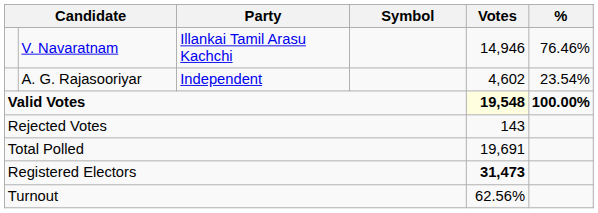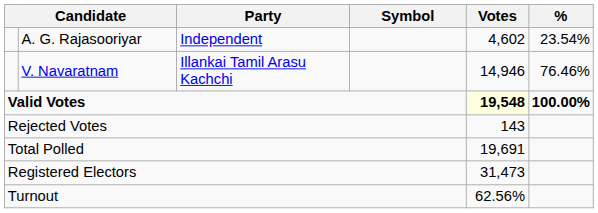rows swapped: (70, 47) <-> (82, 79)
(502, 172) bold -> (502, 172) normal
